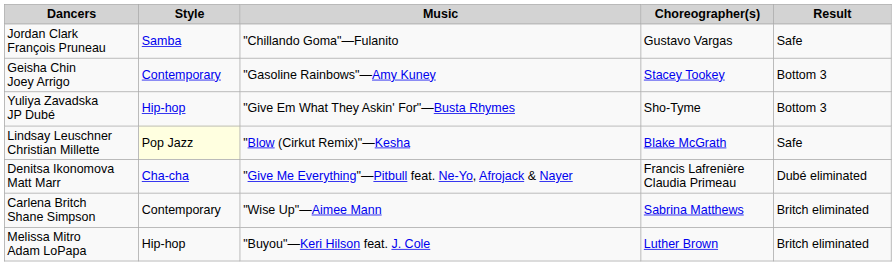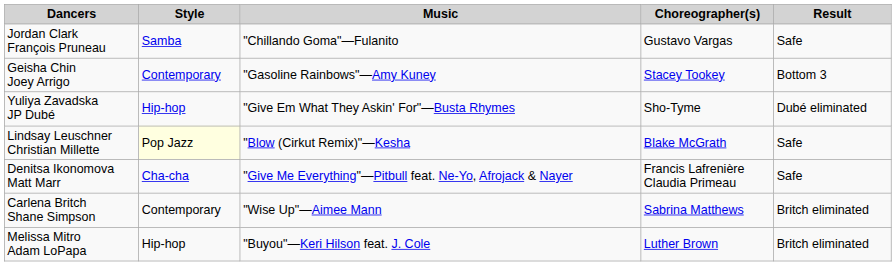(802, 108) Bottom 3 -> (822, 108) Dubé eliminated
(822, 176) Dubé eliminated -> (789, 176) Safe
